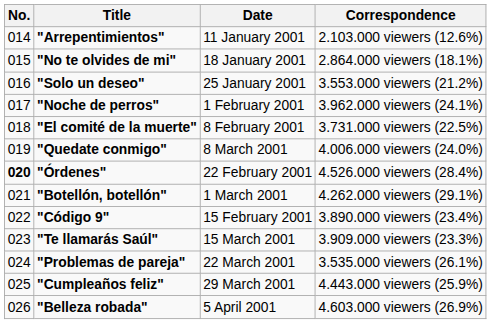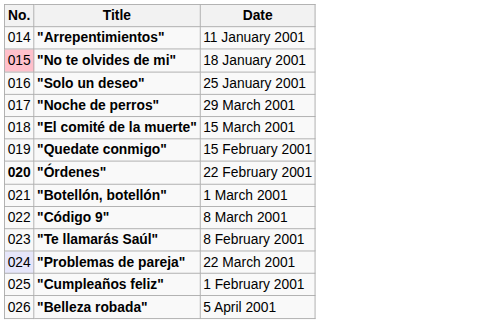- column: (401, 15)
(19, 60) no background -> (19, 60) pink background
(254, 104) 1 February 2001 -> (249, 104) 29 March 2001
(254, 127) 8 February 2001 -> (249, 127) 15 March 2001
(245, 149) 8 March 2001 -> (258, 149) 15 February 2001
(258, 216) 15 February 2001 -> (245, 216) 8 March 2001
(249, 239) 15 March 2001 -> (254, 239) 8 February 2001
(19, 261) no background -> (19, 261) lavender background
(249, 284) 29 March 2001 -> (254, 284) 1 February 2001
